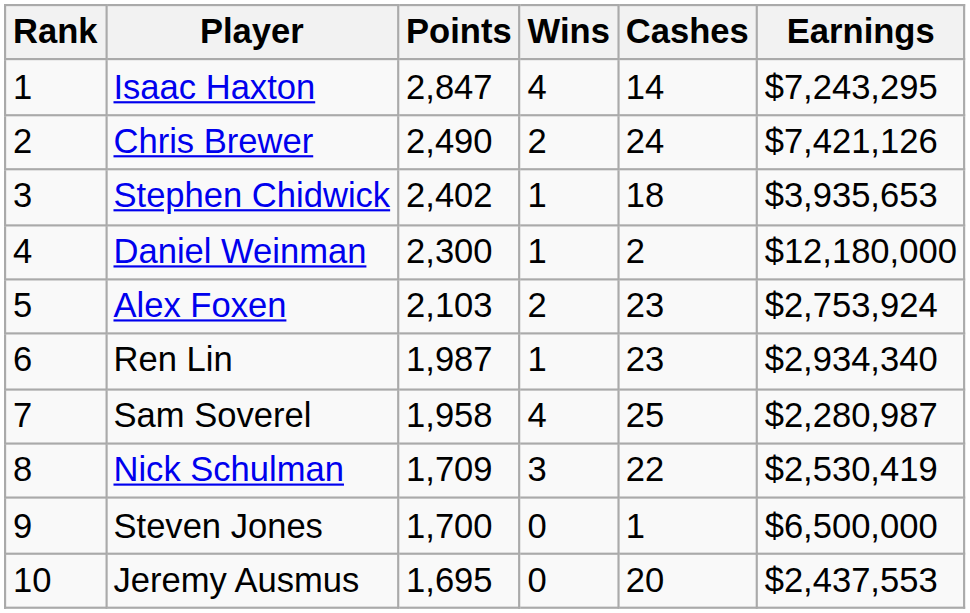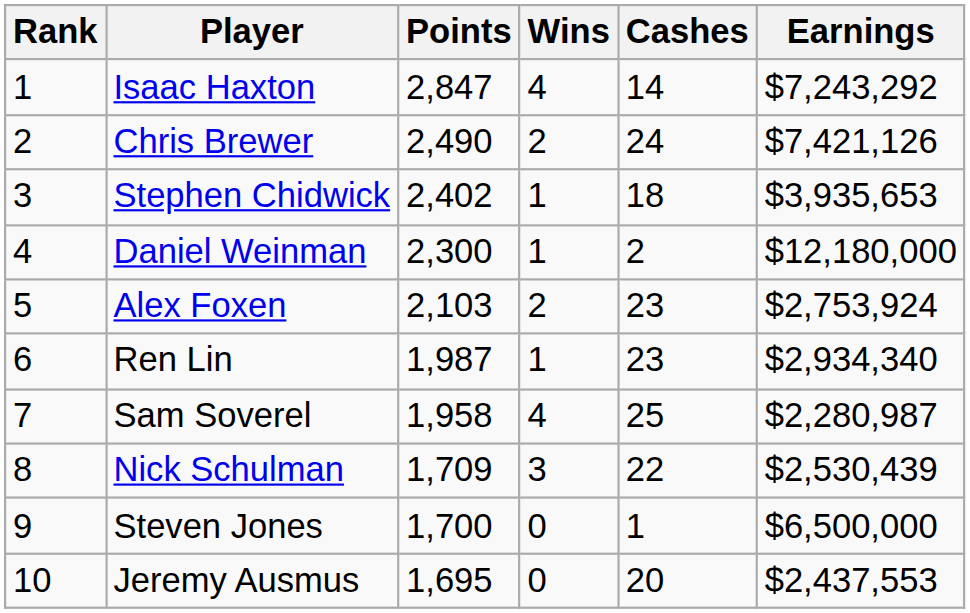(851, 86) $7,243,295 -> (851, 86) $7,243,292
(851, 470) $2,530,419 -> (851, 470) $2,530,439
